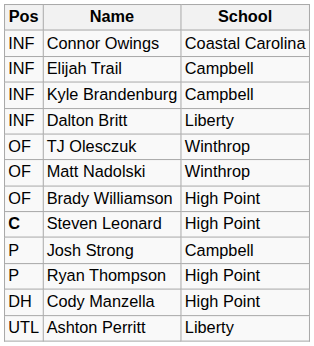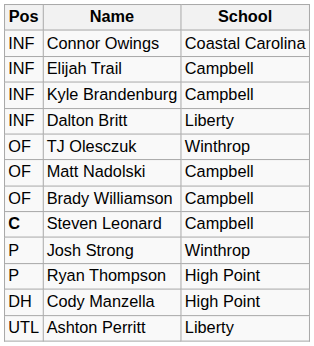(217, 172) Winthrop -> (219, 172) Campbell
(222, 198) High Point -> (219, 198) Campbell
(222, 224) High Point -> (219, 224) Campbell
(219, 250) Campbell -> (217, 250) Winthrop
